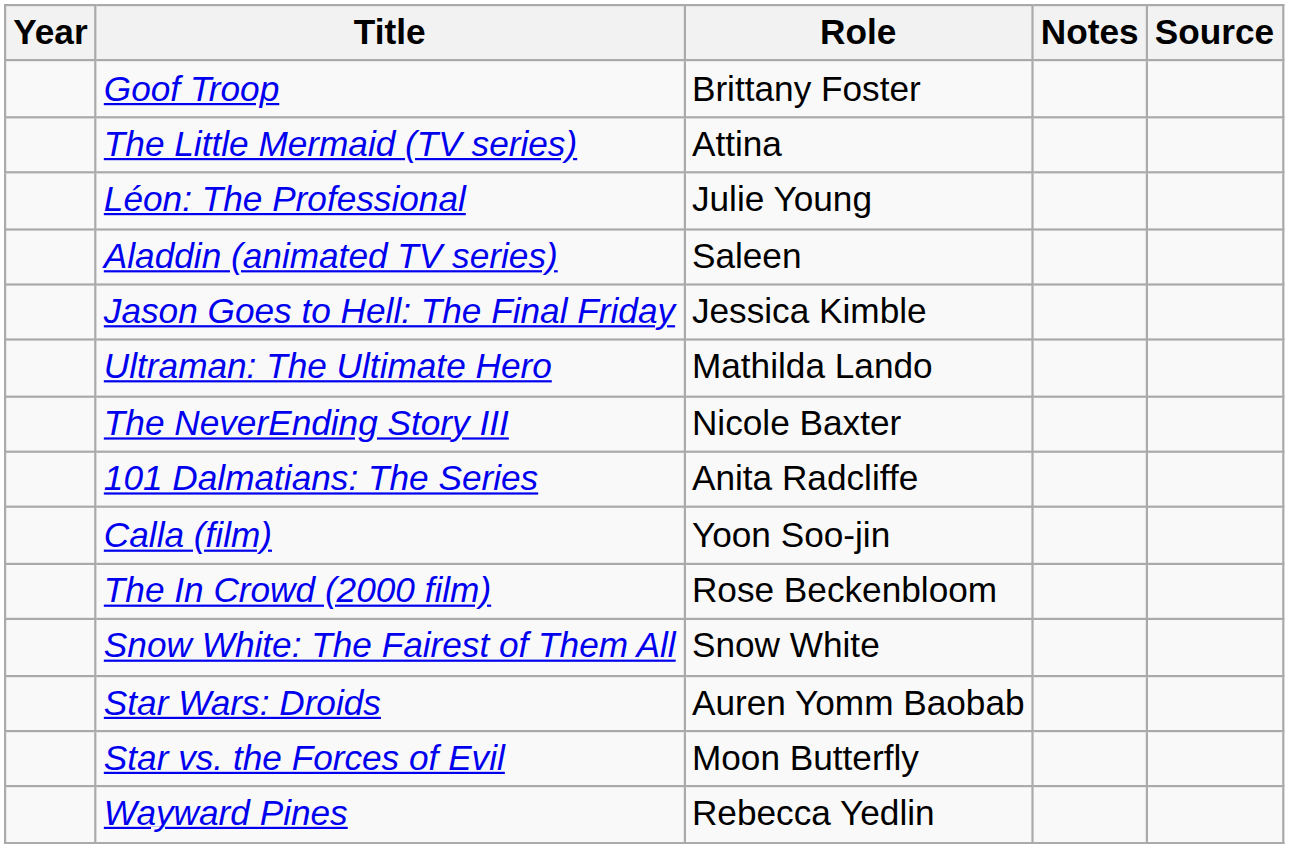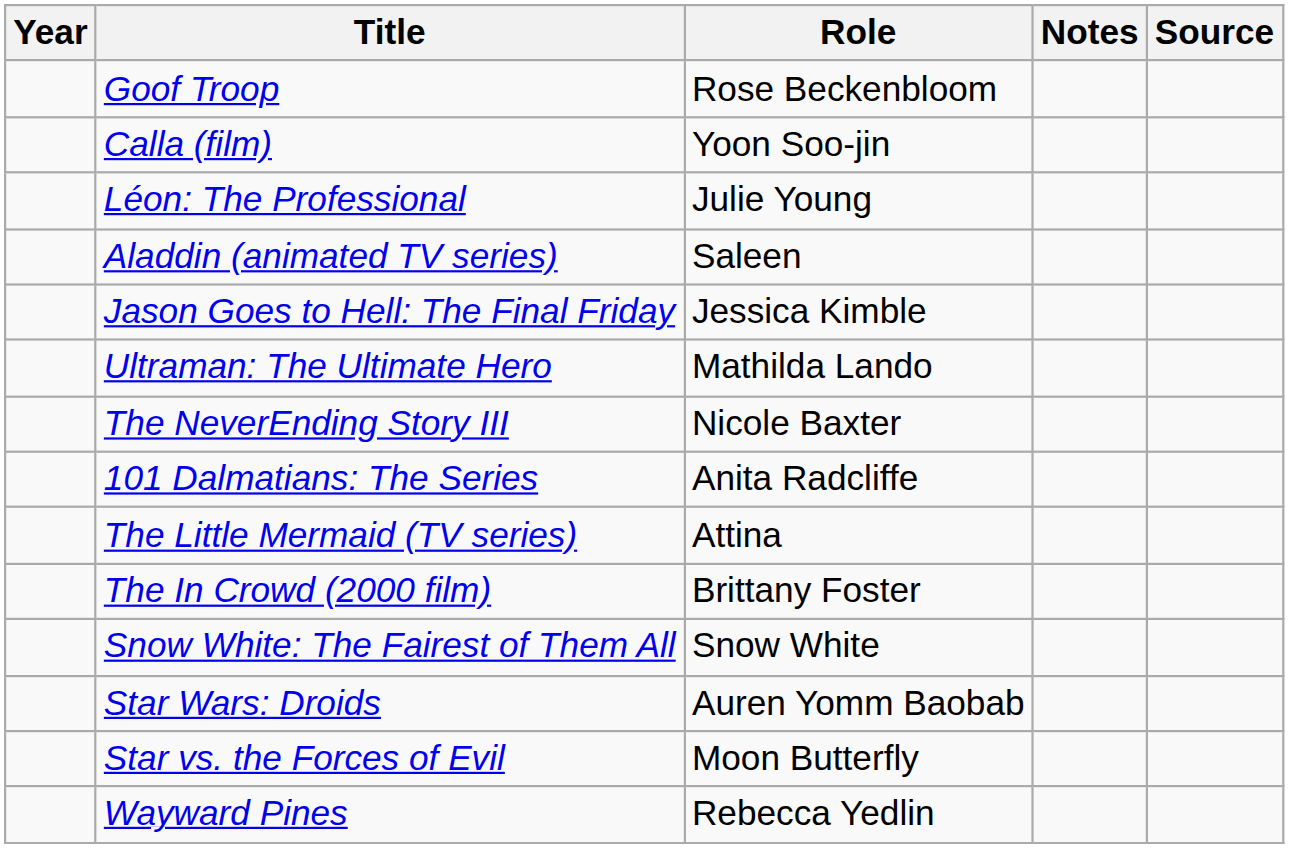(806, 88) Brittany Foster -> (845, 88) Rose Beckenbloom
rows swapped: (341, 144) <-> (188, 534)
(845, 590) Rose Beckenbloom -> (806, 590) Brittany Foster
